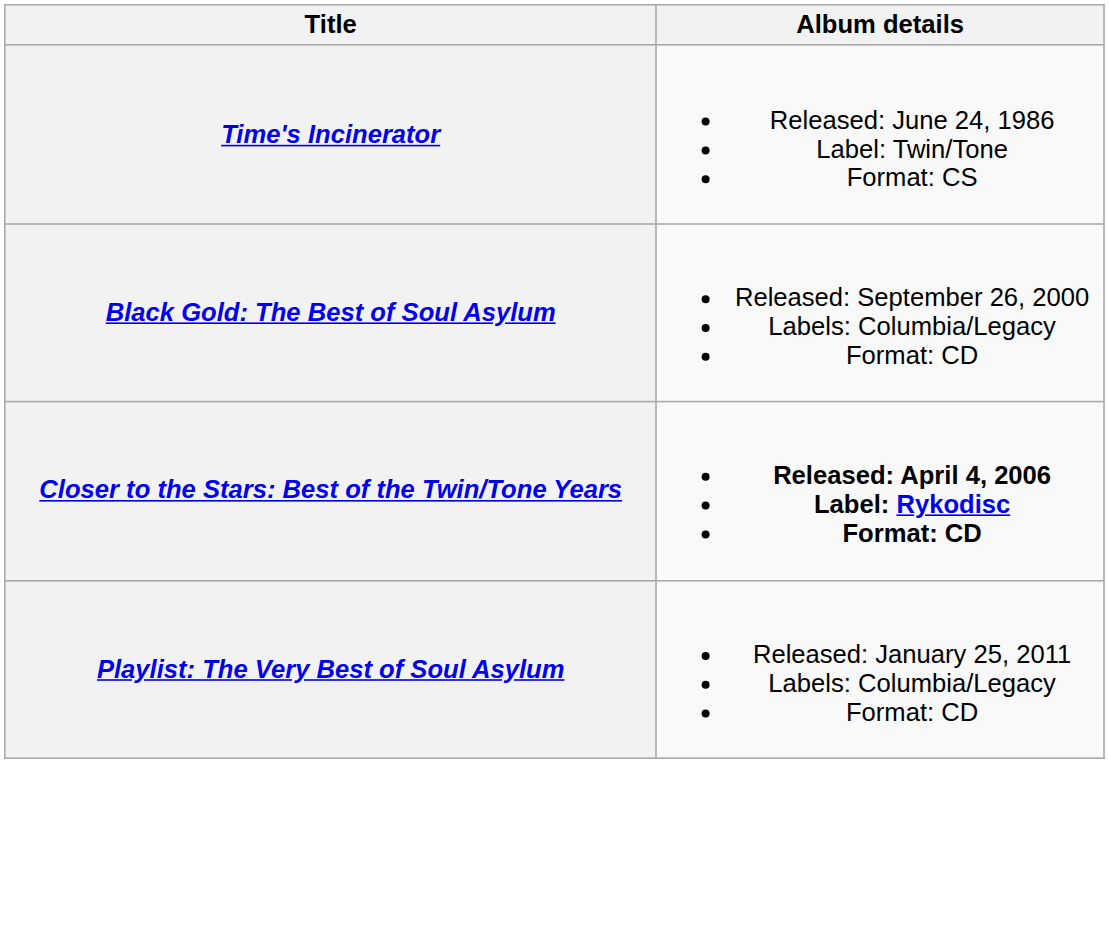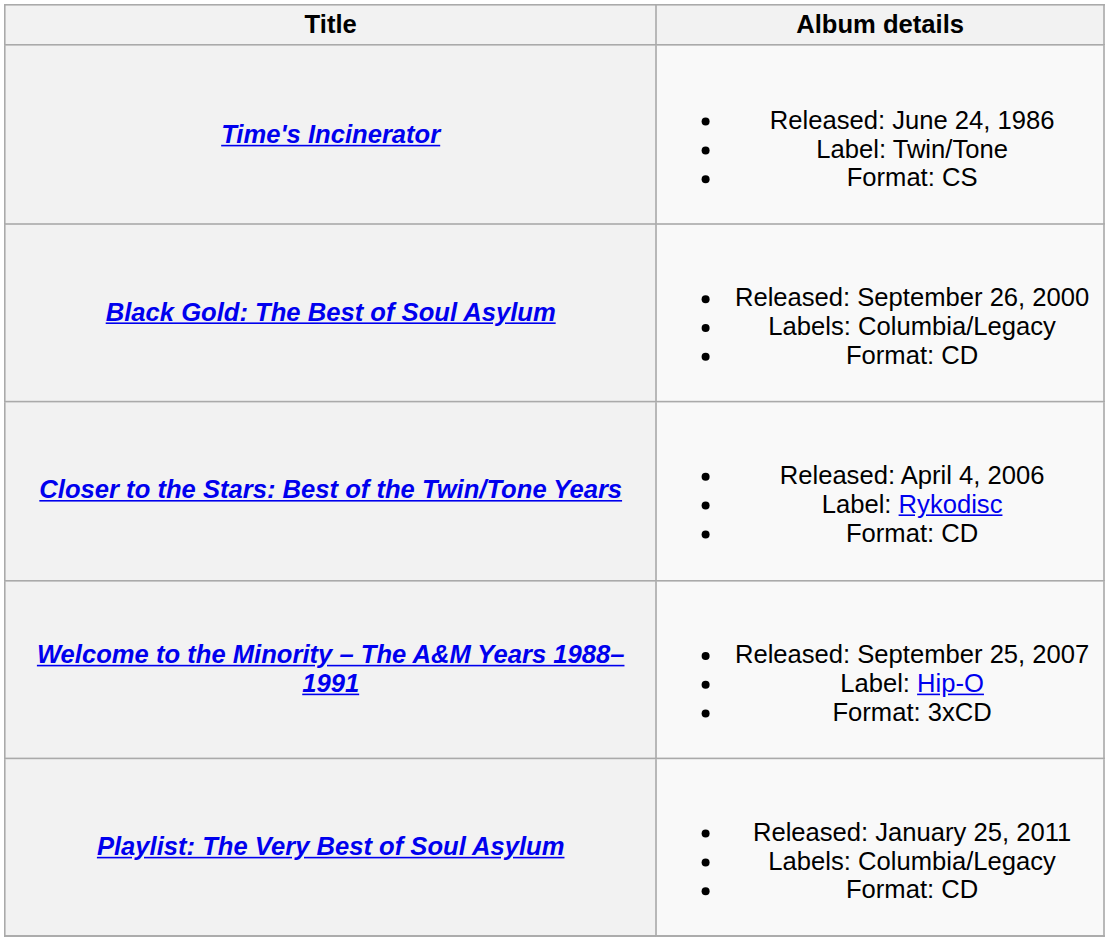(880, 505) bold -> (880, 505) normal
+ row: (331, 668)
